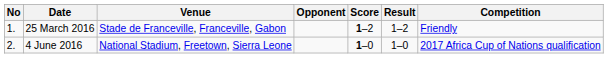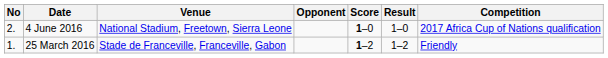rows swapped: (60, 28) <-> (54, 45)
